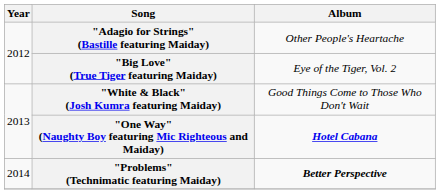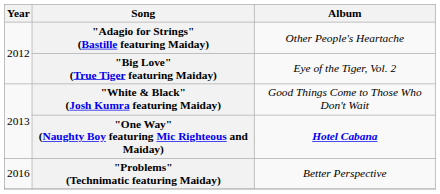(18, 173) 2014 -> (18, 173) 2016
(345, 173) bold -> (345, 173) normal
